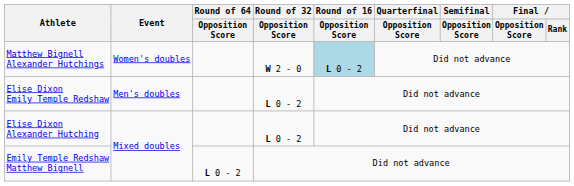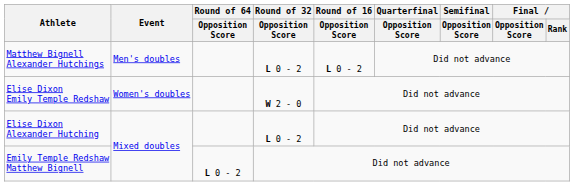(152, 59) Women's doubles -> (147, 59) Men's doubles
(283, 69) W 2 - 0 -> (283, 69) L 0 - 2
(344, 69) lightblue background -> (344, 69) no background
(147, 94) Men's doubles -> (152, 94) Women's doubles
(283, 104) L 0 - 2 -> (283, 104) W 2 - 0
